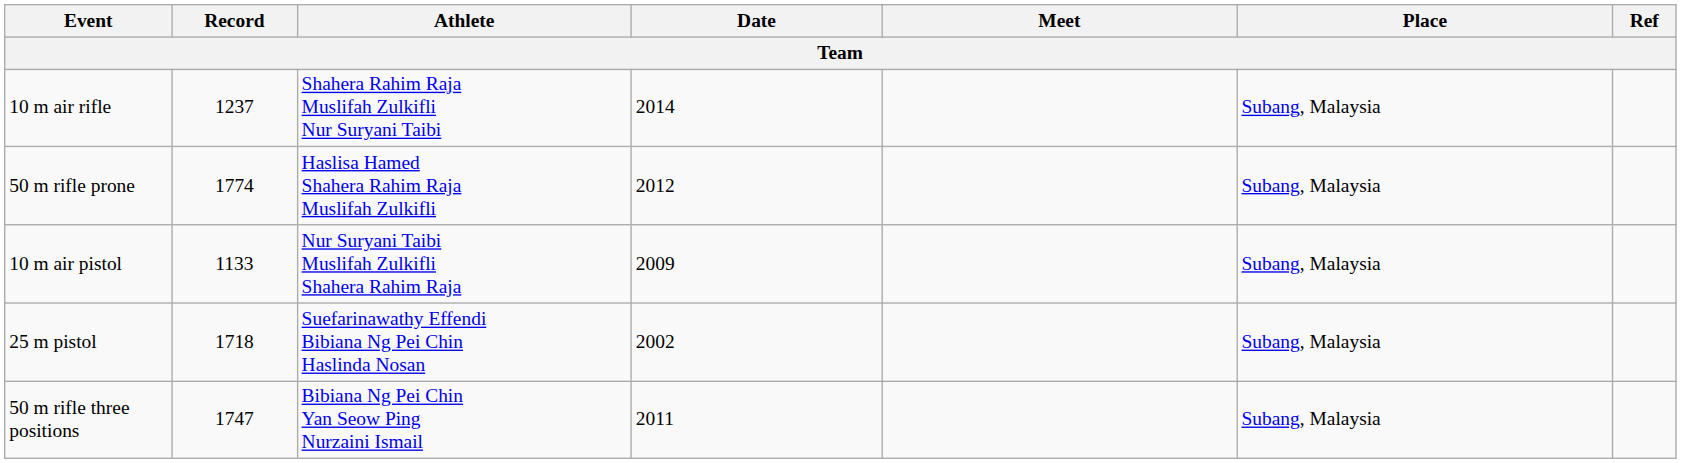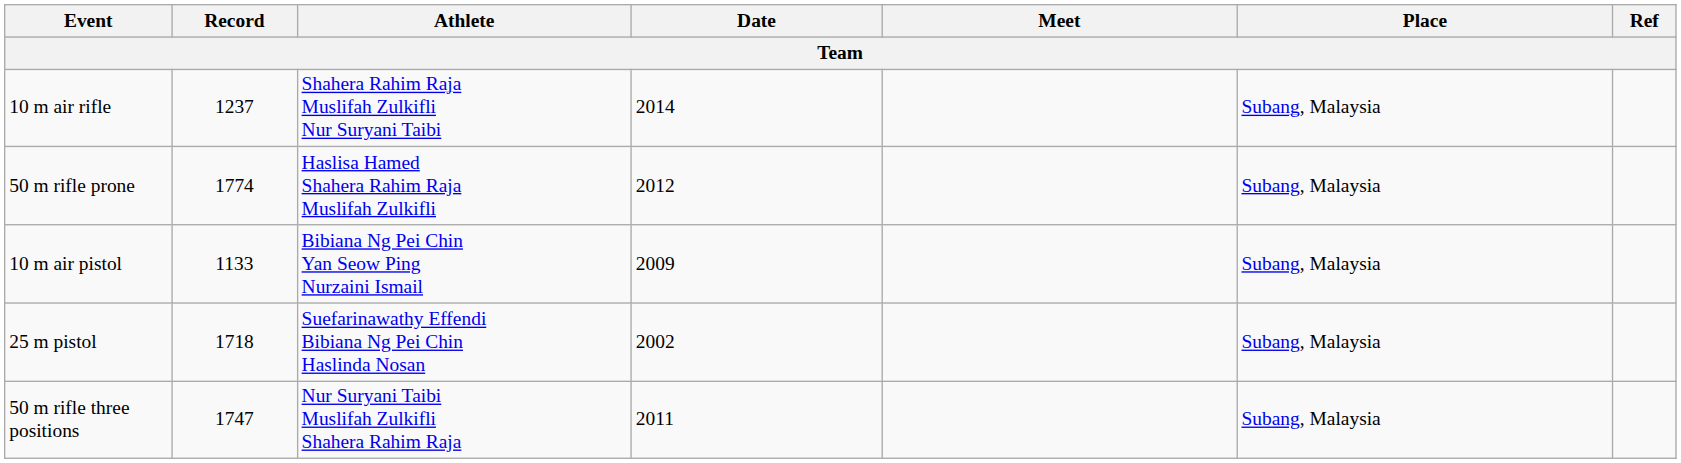(381, 263) Nur Suryani Taibi Muslifah Zulkifli Shahera Rahim Raja -> (382, 263) Bibiana Ng Pei Chin Yan Seow Ping Nurzaini Ismail
(382, 419) Bibiana Ng Pei Chin Yan Seow Ping Nurzaini Ismail -> (381, 419) Nur Suryani Taibi Muslifah Zulkifli Shahera Rahim Raja
